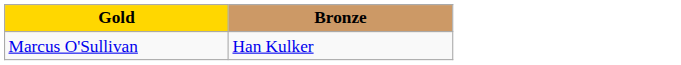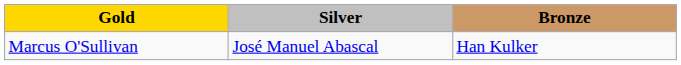+ column: (340, 18)
